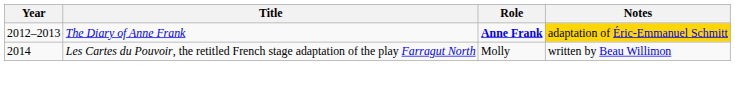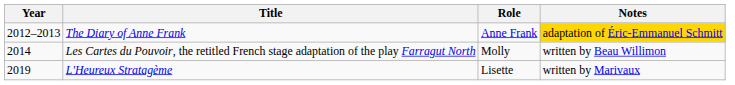(512, 32) bold -> (509, 32) normal
+ row: (119, 70)
